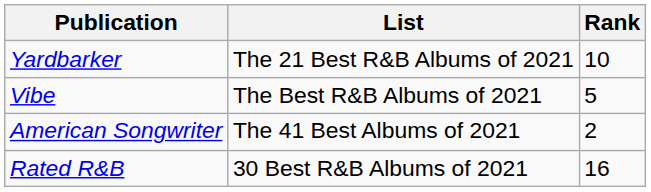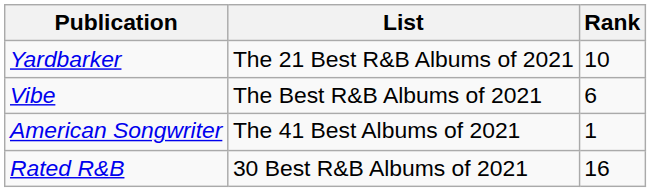(591, 95) 5 -> (591, 95) 6
(591, 131) 2 -> (591, 131) 1
